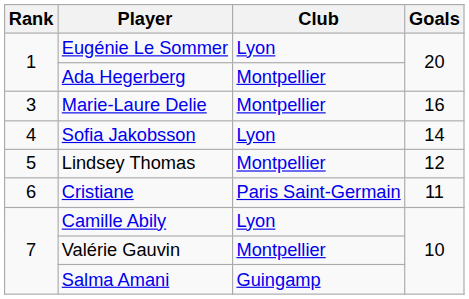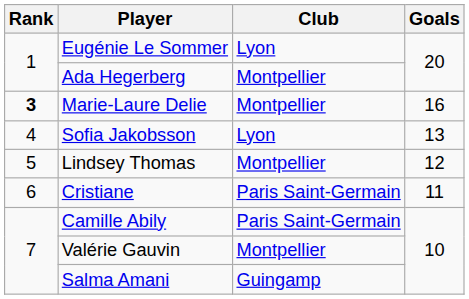(31, 105) normal -> (31, 105) bold
(434, 134) 14 -> (434, 134) 13
(256, 221) Lyon -> (319, 221) Paris Saint-Germain
